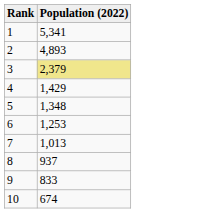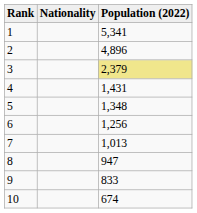+ column: (68, 13)
(53, 50) 4,893 -> (114, 50) 4,896
(53, 87) 1,429 -> (114, 87) 1,431
(53, 124) 1,253 -> (114, 124) 1,256
(48, 161) 937 -> (110, 161) 947
